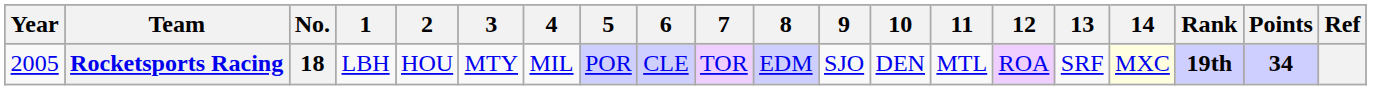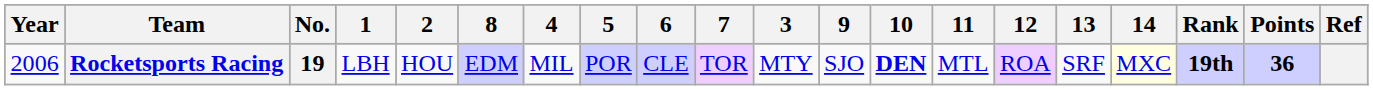columns swapped: (491, 23) <-> (786, 23)
(35, 63) 2005 -> (35, 63) 2006
(312, 63) 18 -> (312, 63) 19
(900, 63) normal -> (901, 63) bold
(1281, 63) 34 -> (1282, 63) 36
